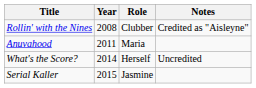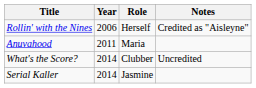(107, 28) 2008 -> (107, 28) 2006
(137, 28) Clubber -> (136, 28) Herself
(136, 59) Herself -> (137, 59) Clubber
(107, 75) 2015 -> (107, 75) 2014
